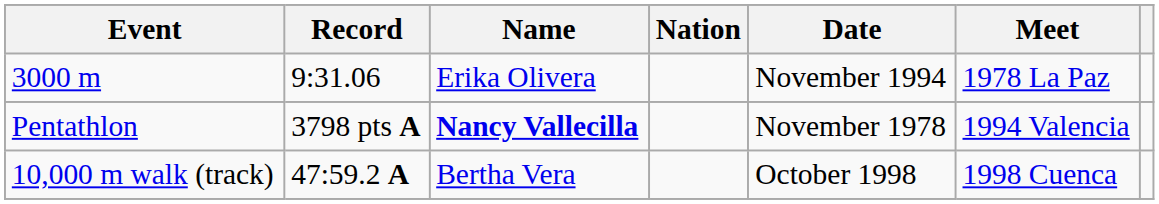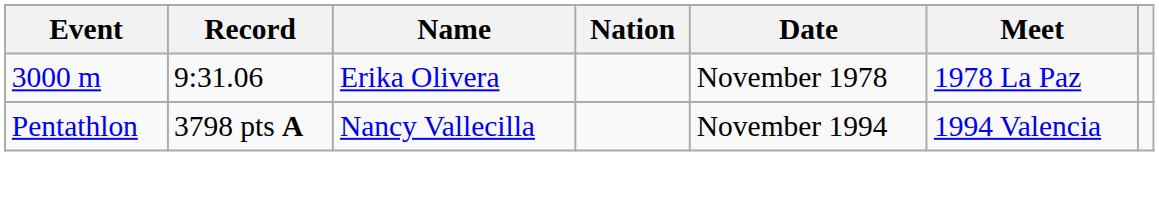(851, 77) November 1994 -> (792, 77) November 1978
(537, 126) bold -> (437, 126) normal
(851, 126) November 1978 -> (792, 126) November 1994
- row: (143, 174)
